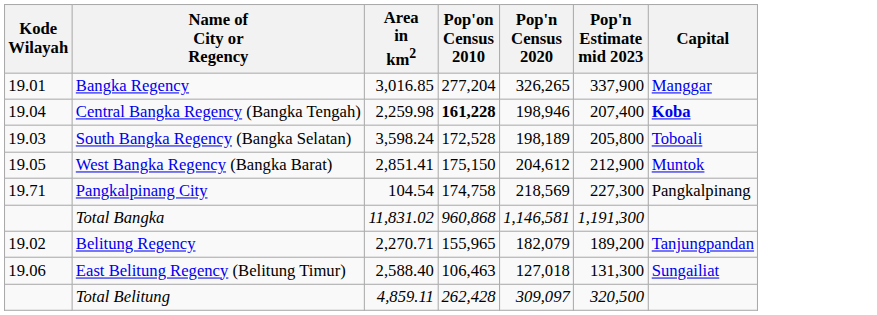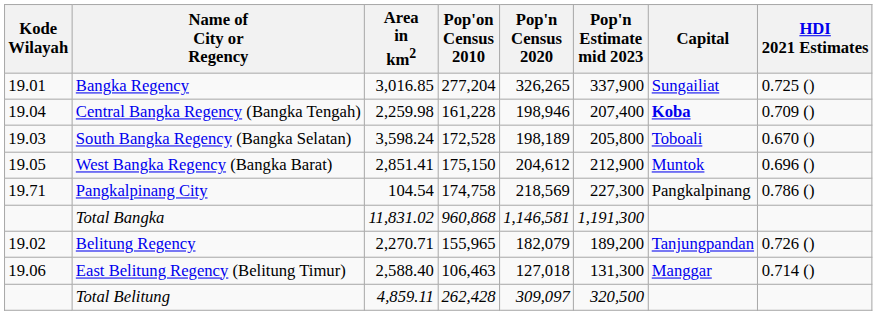+ column: (815, 38)
(682, 86) Manggar -> (685, 86) Sungailiat
(469, 112) bold -> (469, 112) normal
(685, 270) Sungailiat -> (682, 270) Manggar
